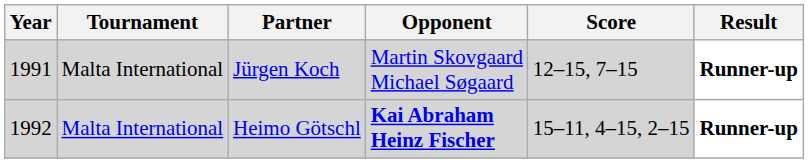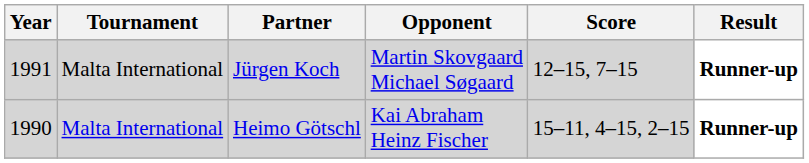(31, 128) 1992 -> (31, 128) 1990
(433, 128) bold -> (429, 128) normal
